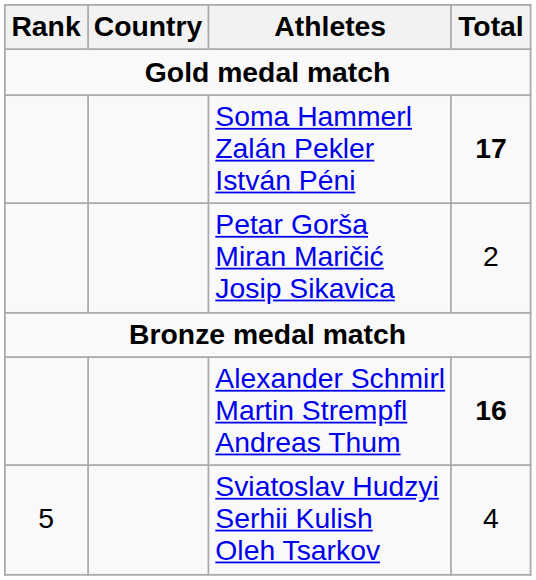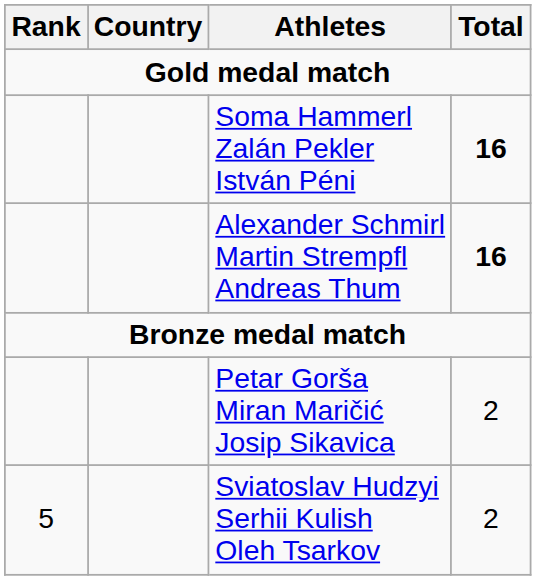(491, 148) 17 -> (491, 148) 16
rows swapped: (305, 257) <-> (330, 410)
(491, 519) 4 -> (491, 519) 2
